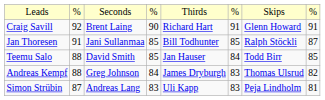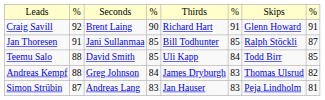(184, 57) Jan Hauser -> (181, 57) Uli Kapp
(181, 88) Uli Kapp -> (184, 88) Jan Hauser
